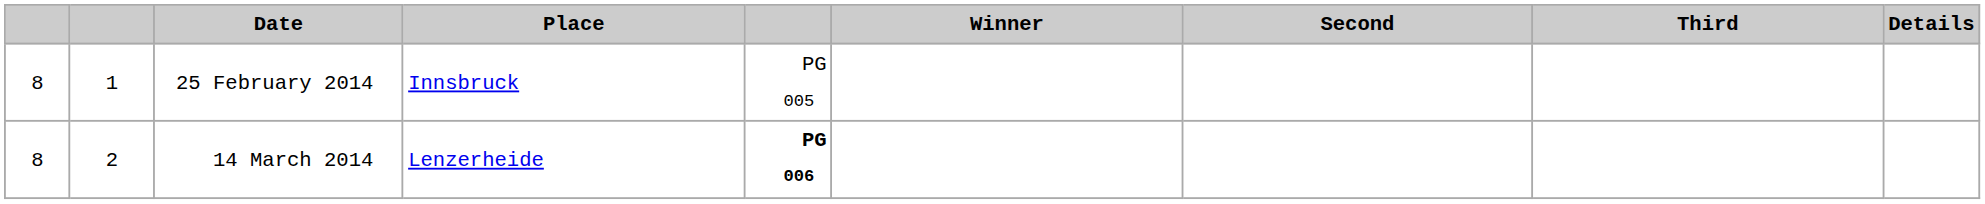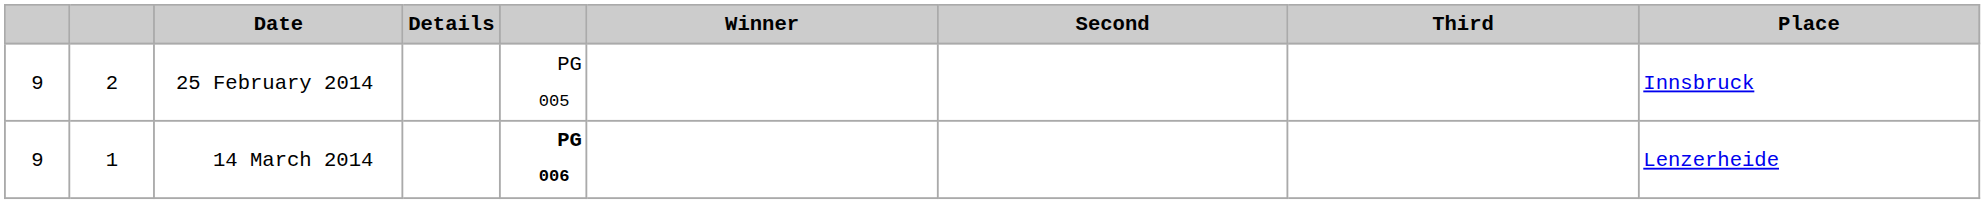columns swapped: (574, 25) <-> (1931, 25)
(38, 83) 8 -> (38, 83) 9
(112, 83) 1 -> (112, 83) 2
(38, 160) 8 -> (38, 160) 9
(112, 160) 2 -> (112, 160) 1
